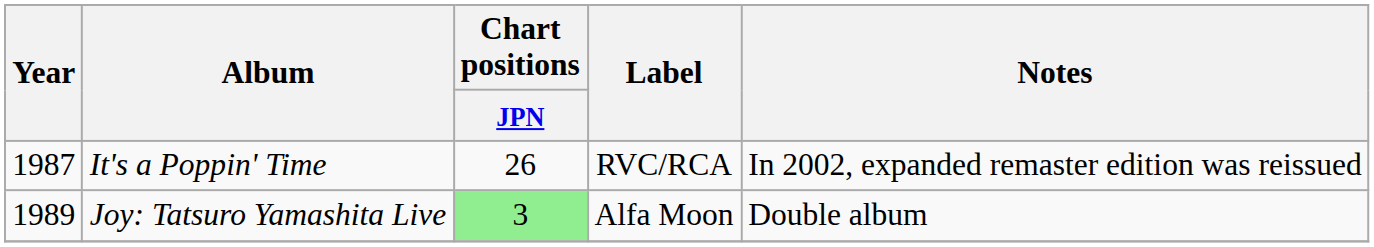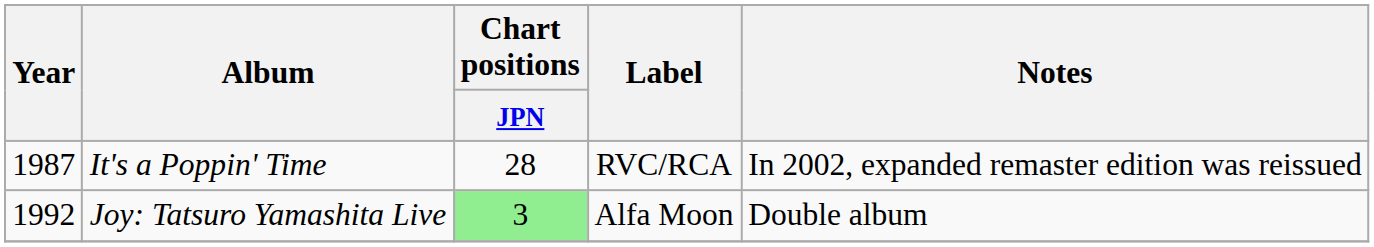(520, 164) 26 -> (520, 164) 28
(44, 214) 1989 -> (44, 214) 1992
